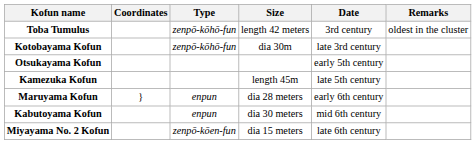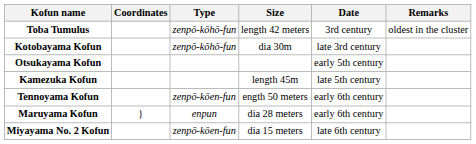+ row: (58, 97)
- row: (58, 113)
